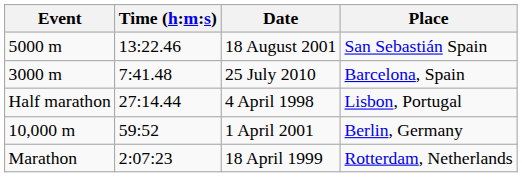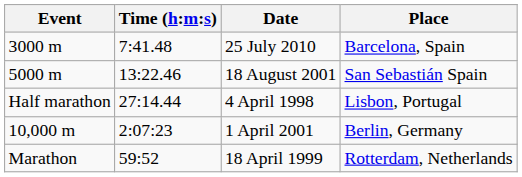rows swapped: (270, 74) <-> (281, 46)
(139, 130) 59:52 -> (146, 130) 2:07:23
(146, 158) 2:07:23 -> (139, 158) 59:52
